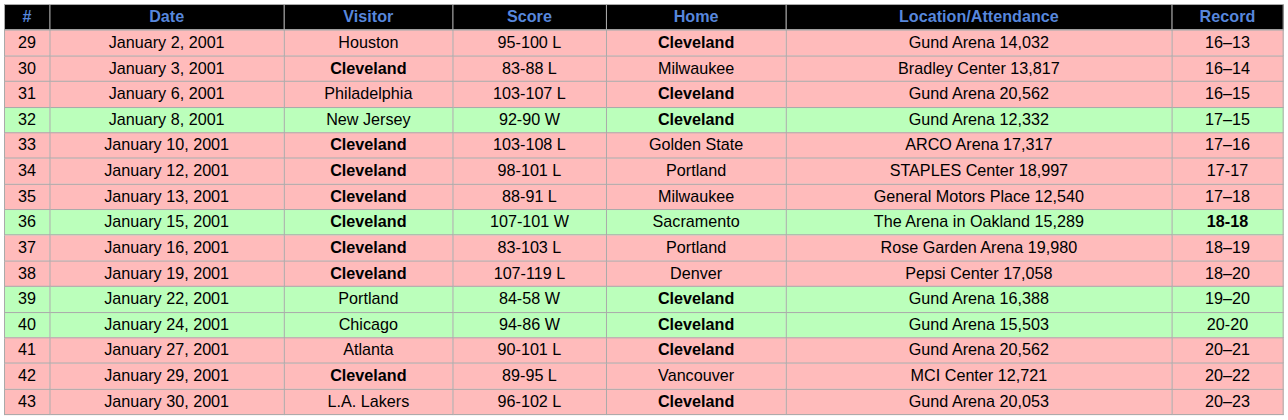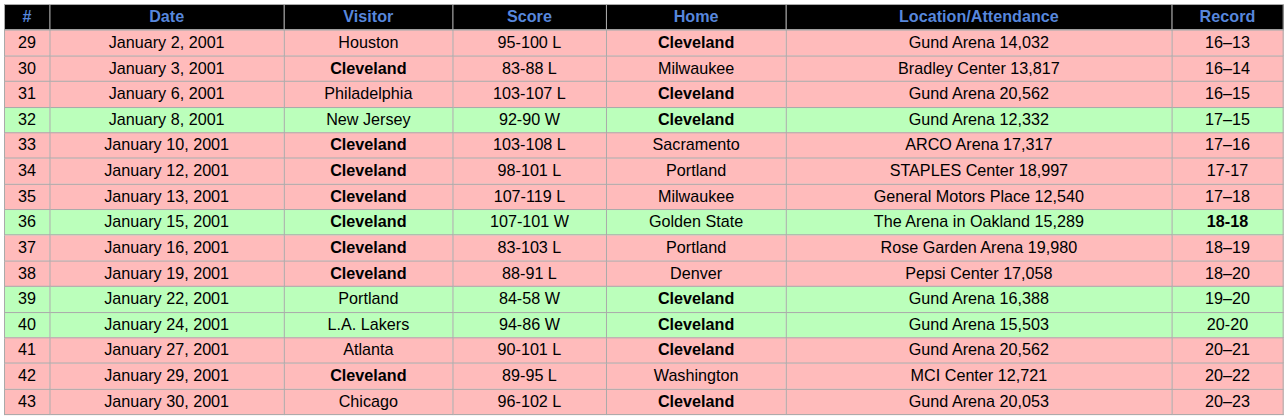(696, 145) Golden State -> (696, 145) Sacramento
(529, 196) 88-91 L -> (529, 196) 107-119 L
(696, 222) Sacramento -> (696, 222) Golden State
(529, 273) 107-119 L -> (529, 273) 88-91 L
(368, 324) Chicago -> (368, 324) L.A. Lakers
(696, 376) Vancouver -> (696, 376) Washington
(368, 401) L.A. Lakers -> (368, 401) Chicago
